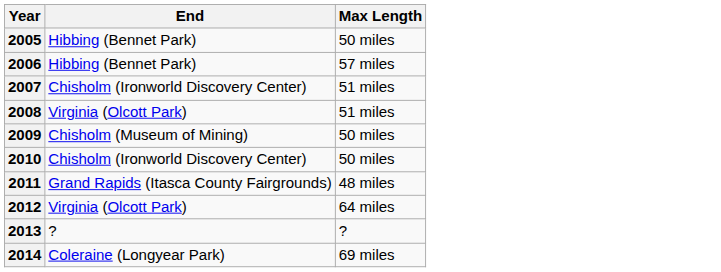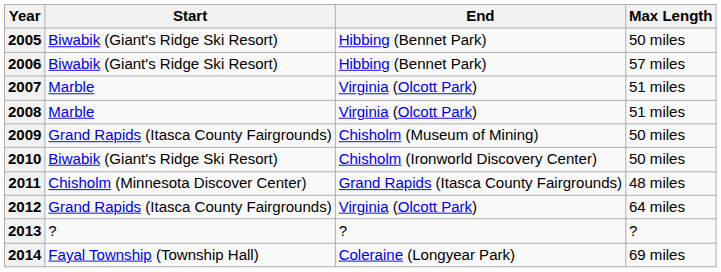+ column: (190, 16)
(177, 87) Chisholm (Ironworld Discovery Center) -> (408, 87) Virginia (Olcott Park)
